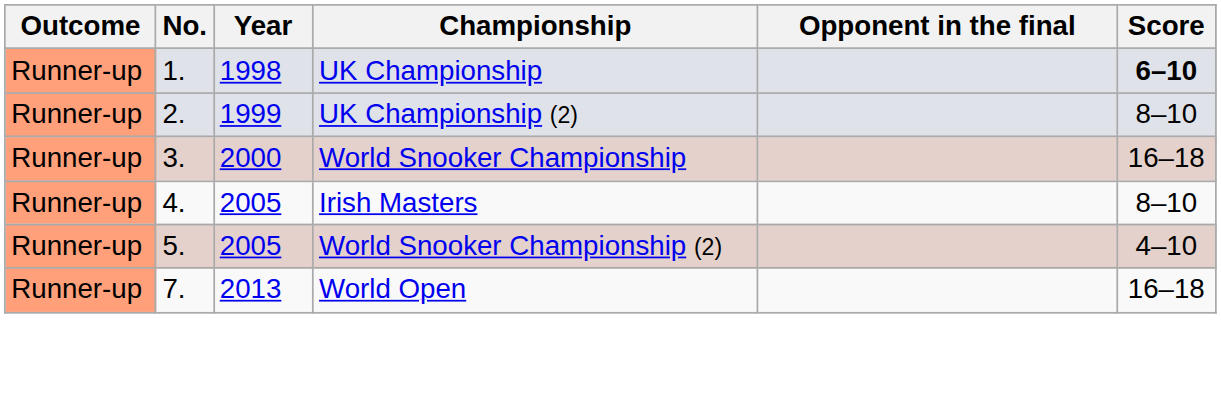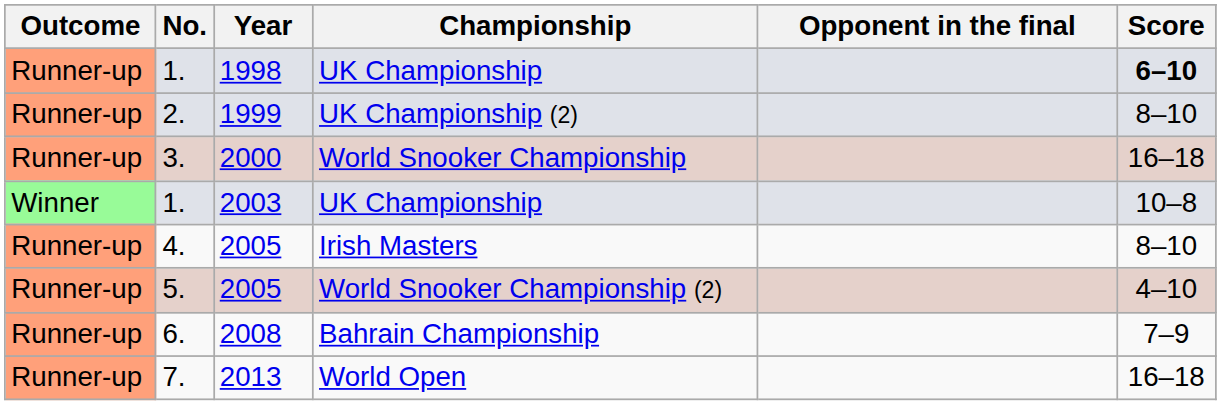+ row: (174, 202)
+ row: (174, 333)
